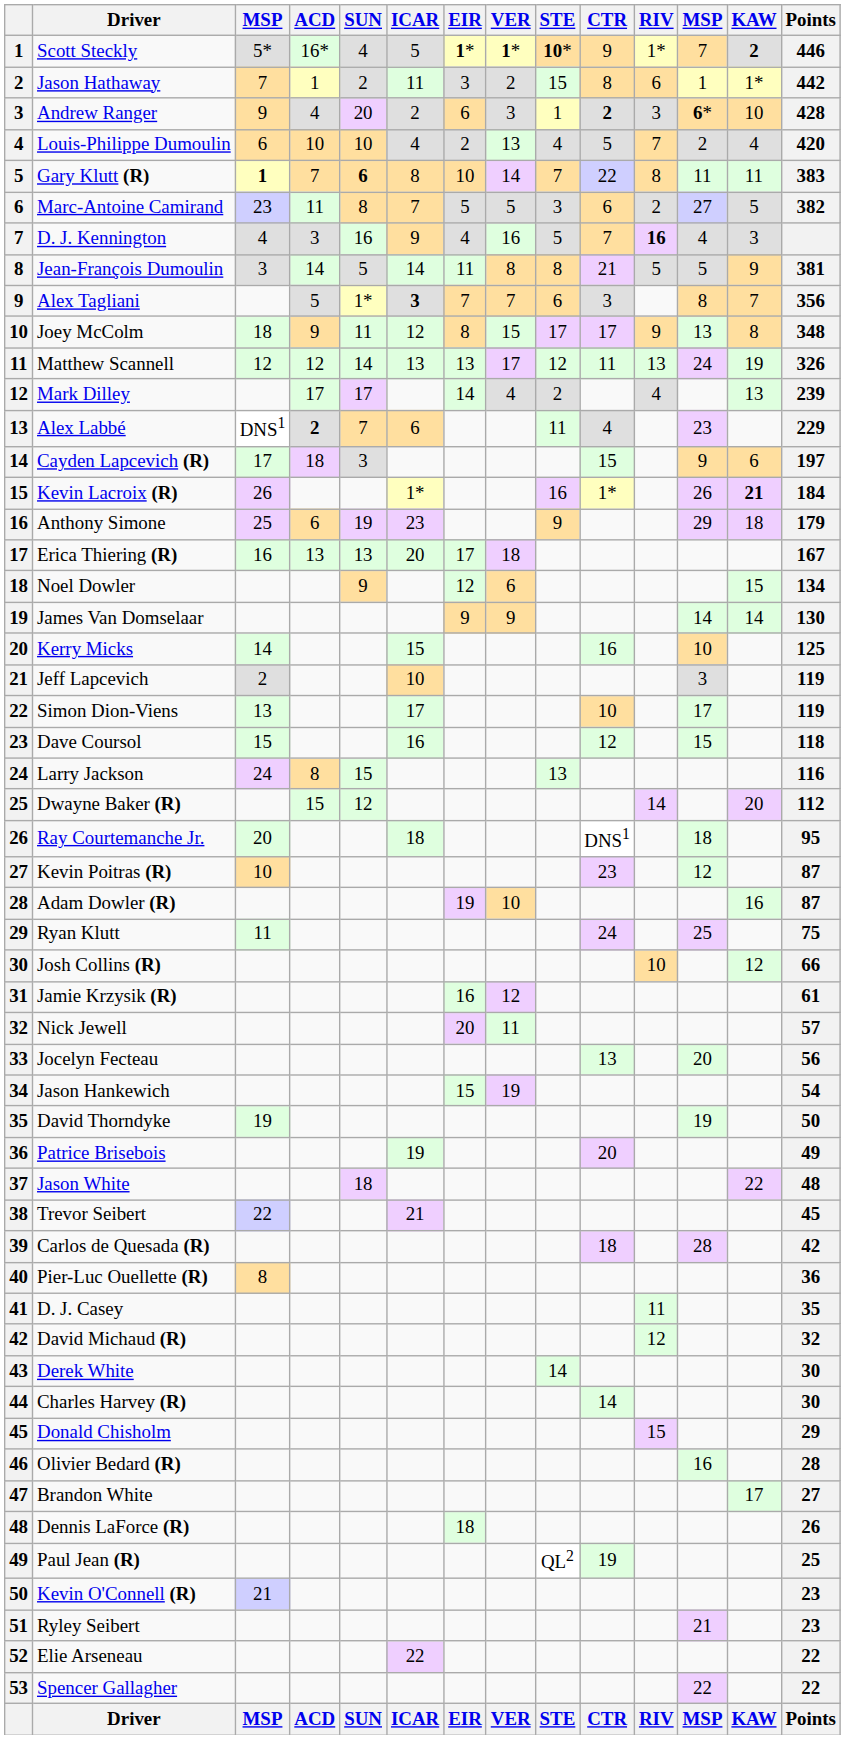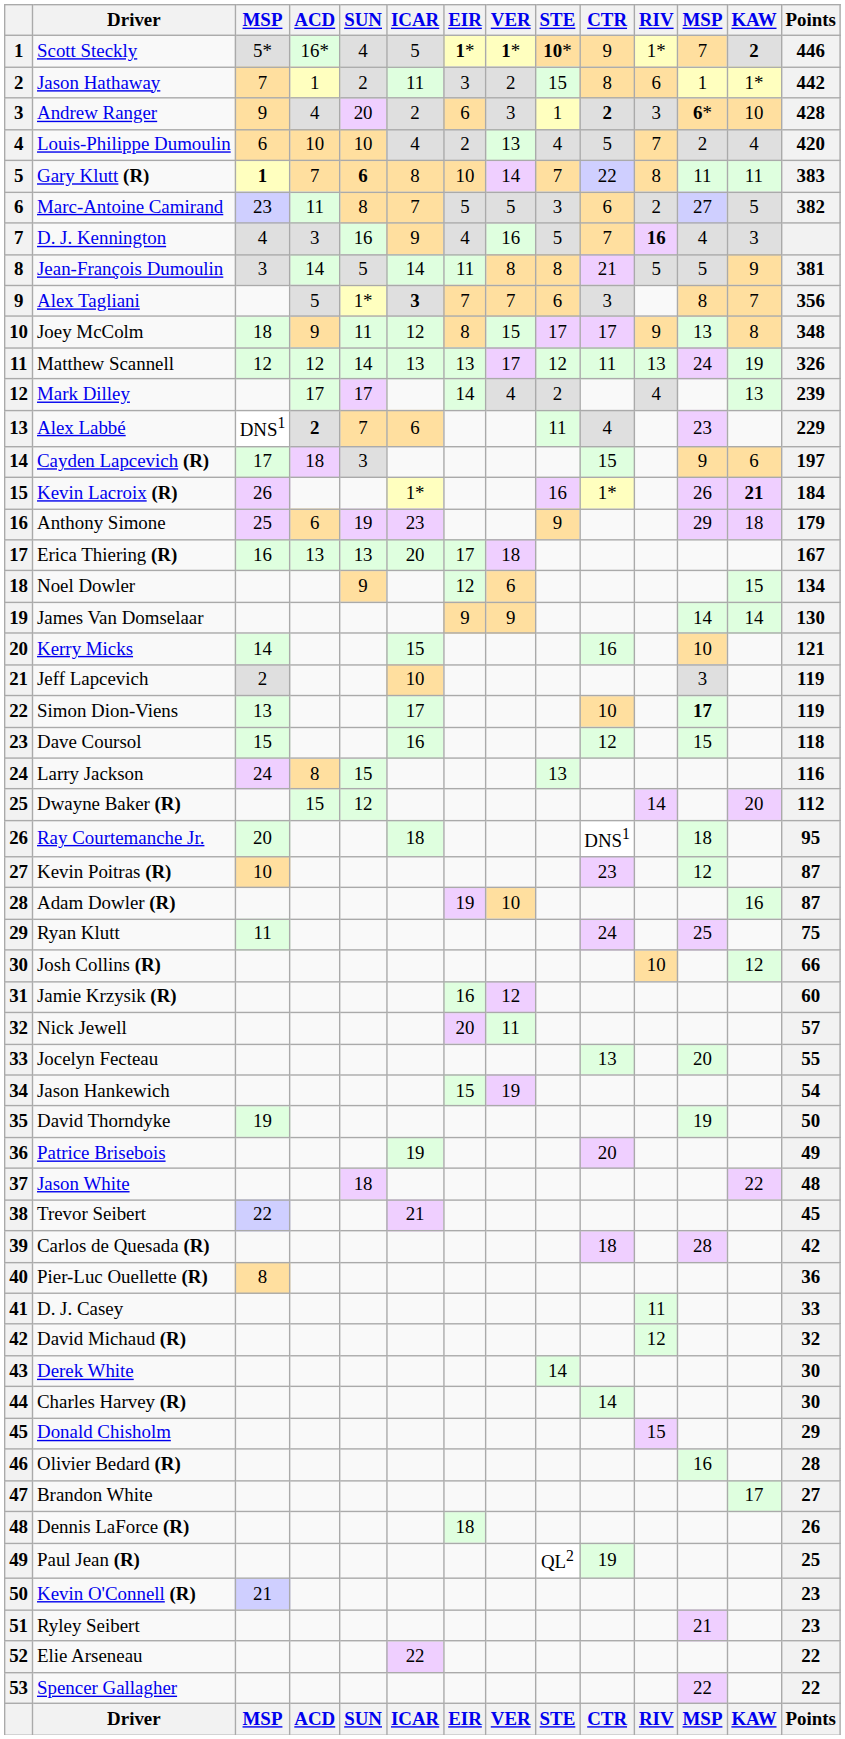(811, 648) 125 -> (811, 648) 121
(702, 710) normal -> (702, 710) bold
(811, 996) 61 -> (811, 996) 60
(811, 1058) 56 -> (811, 1058) 55
(811, 1308) 35 -> (811, 1308) 33
